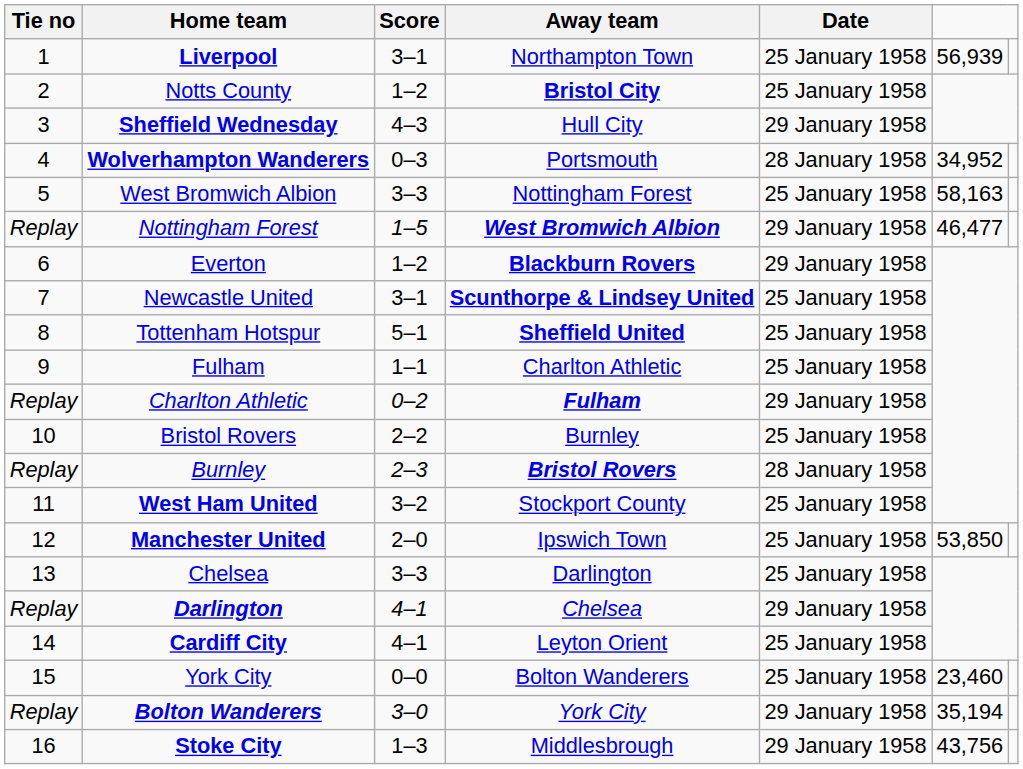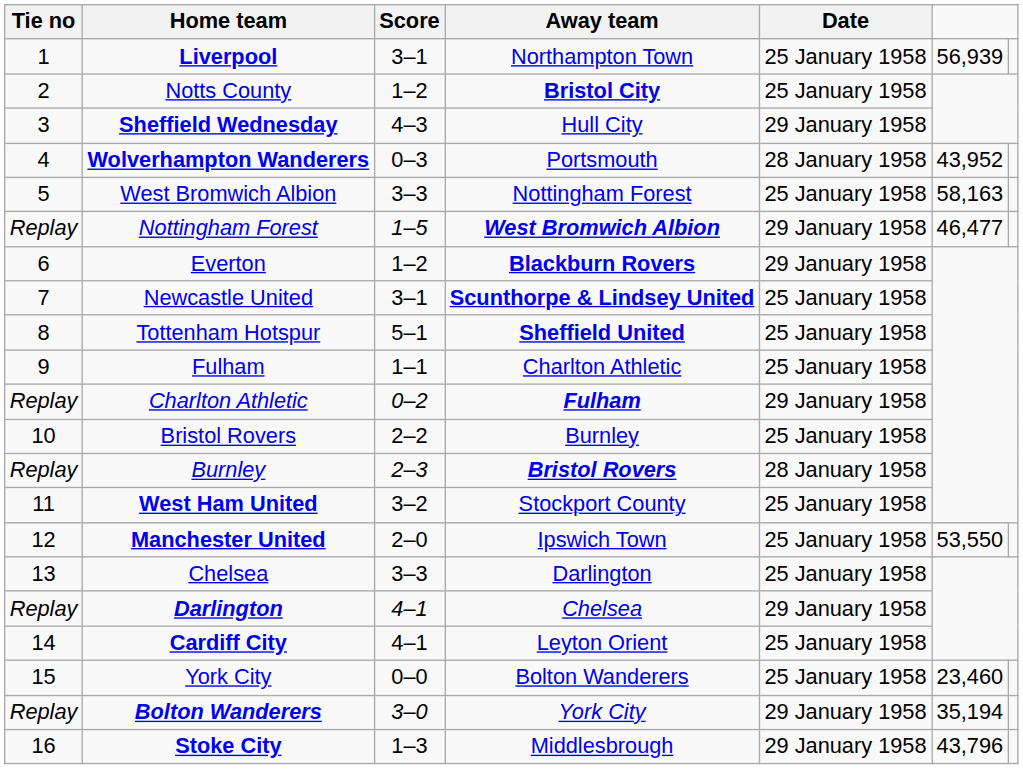(970, 159) 34,952 -> (970, 159) 43,952
(970, 539) 53,850 -> (970, 539) 53,550
(970, 746) 43,756 -> (970, 746) 43,796
